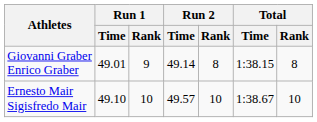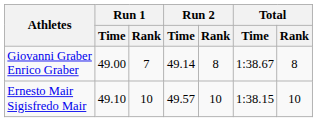(112, 63) 49.01 -> (112, 63) 49.00
(146, 63) 9 -> (146, 63) 7
(255, 63) 1:38.15 -> (255, 63) 1:38.67
(255, 99) 1:38.67 -> (255, 99) 1:38.15
